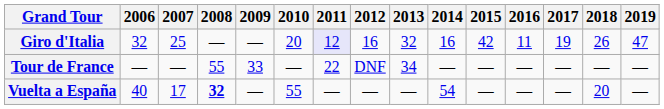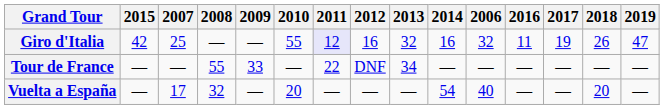columns swapped: (139, 16) <-> (486, 16)
(294, 41) 20 -> (294, 41) 55
(217, 91) bold -> (217, 91) normal
(294, 91) 55 -> (294, 91) 20
